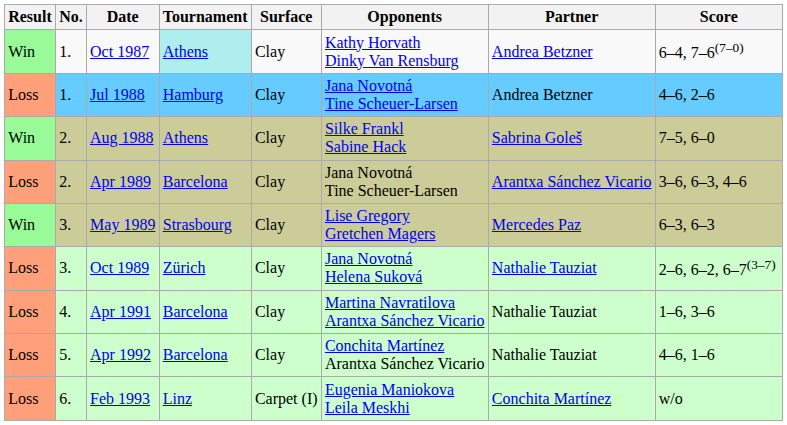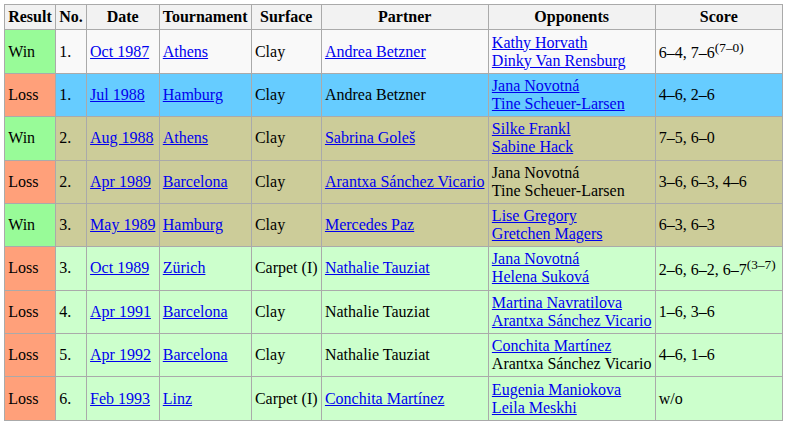columns swapped: (572, 17) <-> (405, 17)
(185, 51) paleturquoise background -> (185, 51) no background
(197, 225) Strasbourg -> (193, 225) Hamburg
(270, 268) Clay -> (286, 268) Carpet (I)
